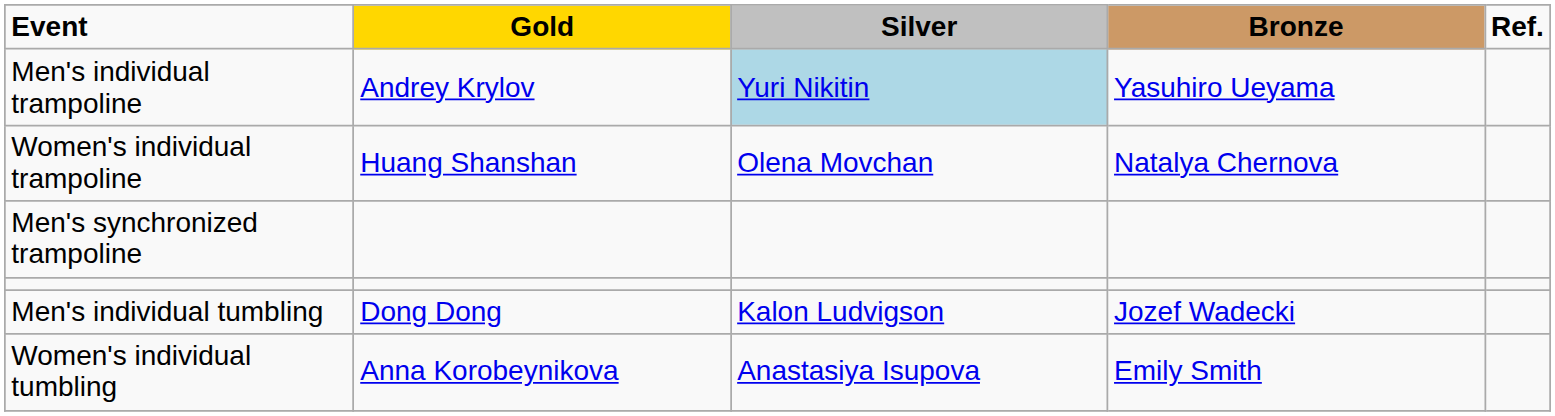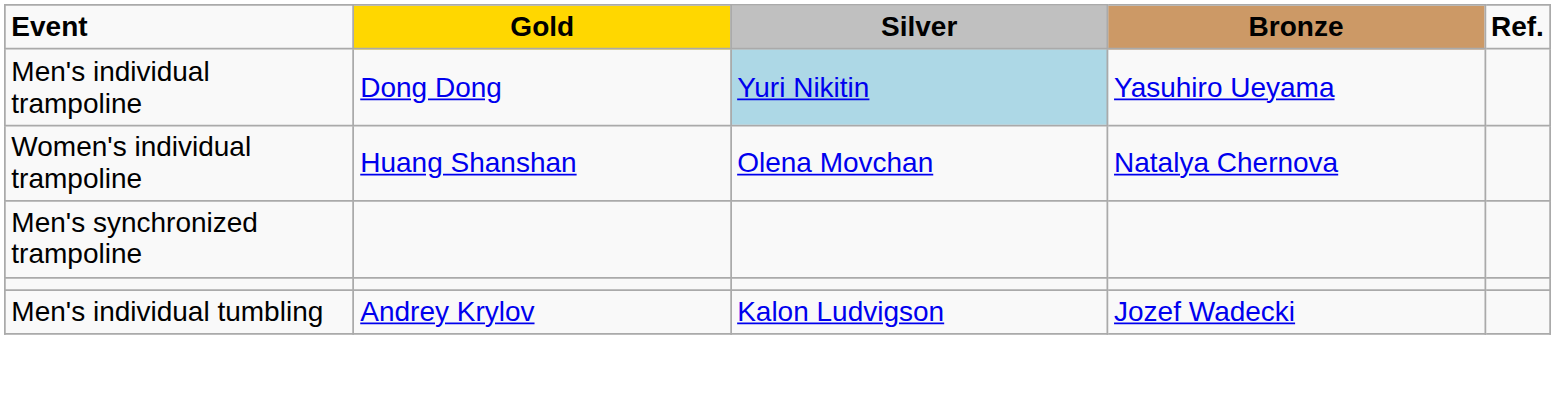(447, 86) Andrey Krylov -> (431, 86) Dong Dong
(431, 311) Dong Dong -> (447, 311) Andrey Krylov
- row: (131, 371)
